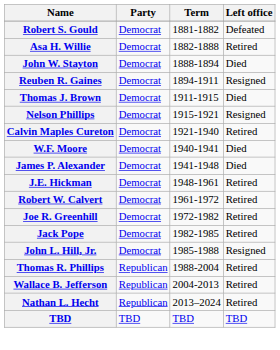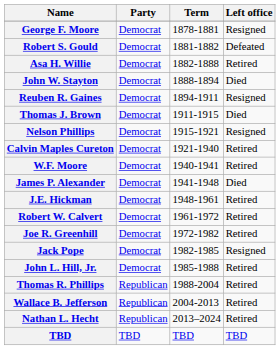+ row: (60, 30)
(236, 149) Died -> (241, 166) Retired
(241, 234) Retired -> (246, 251) Resigned
(246, 251) Resigned -> (241, 268) Retired
